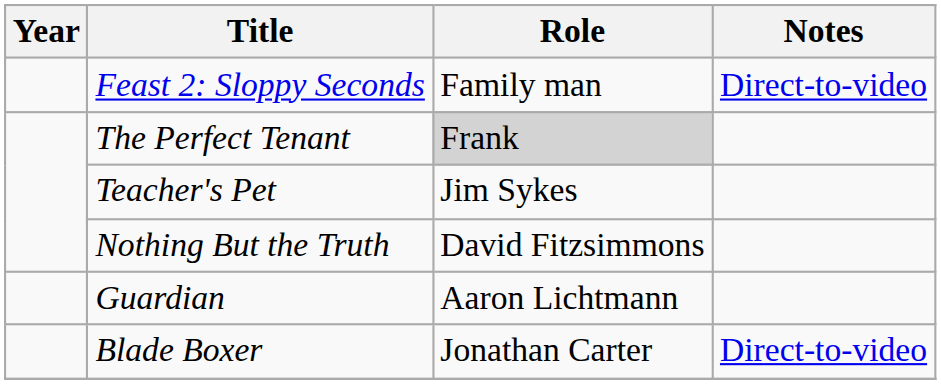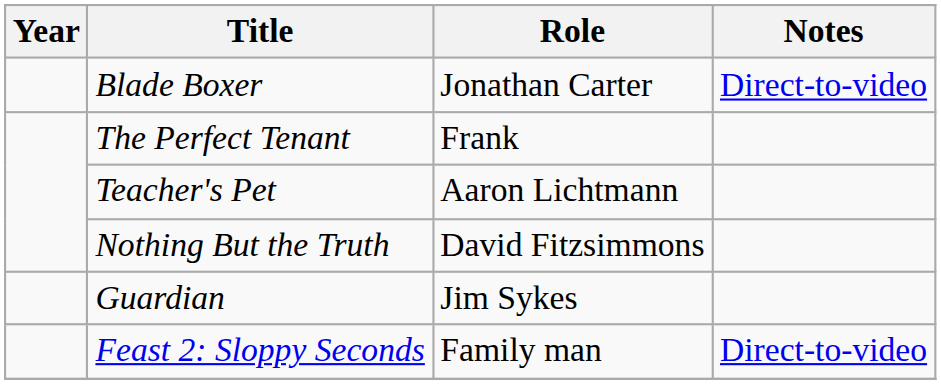rows swapped: (179, 350) <-> (260, 84)
(480, 137) lightgrey background -> (480, 137) no background
(509, 191) Jim Sykes -> (559, 191) Aaron Lichtmann
(559, 297) Aaron Lichtmann -> (509, 297) Jim Sykes
